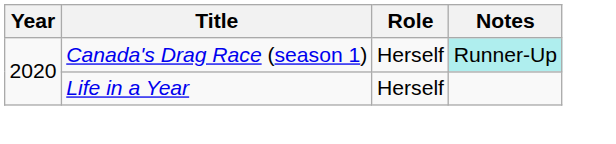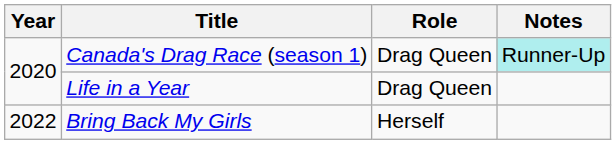(410, 54) Herself -> (435, 54) Drag Queen
(410, 88) Herself -> (435, 88) Drag Queen
+ row: (159, 121)
